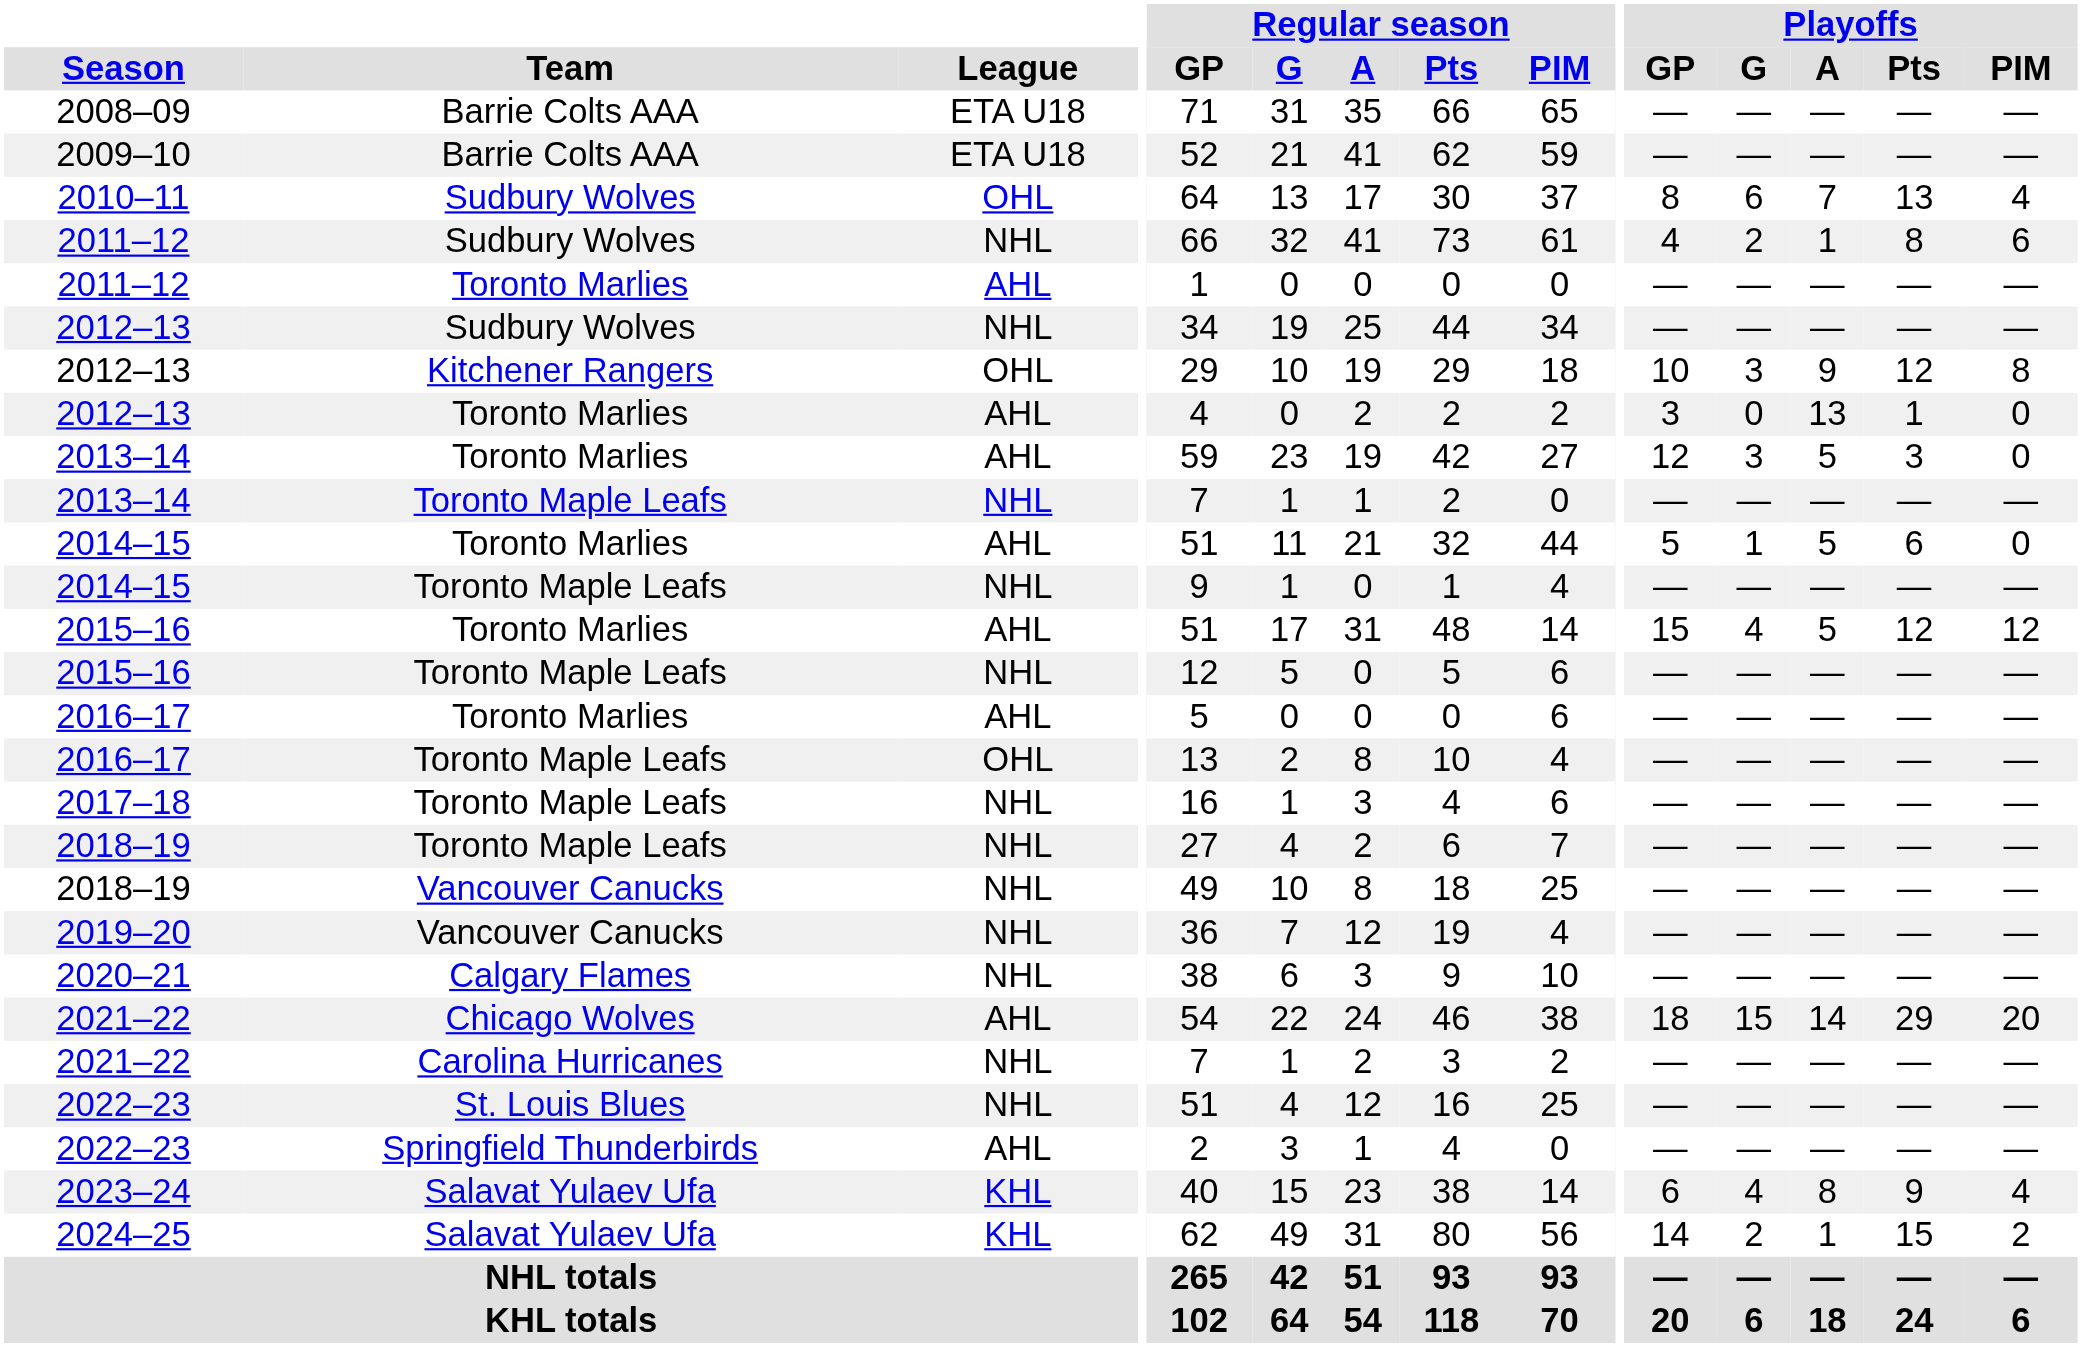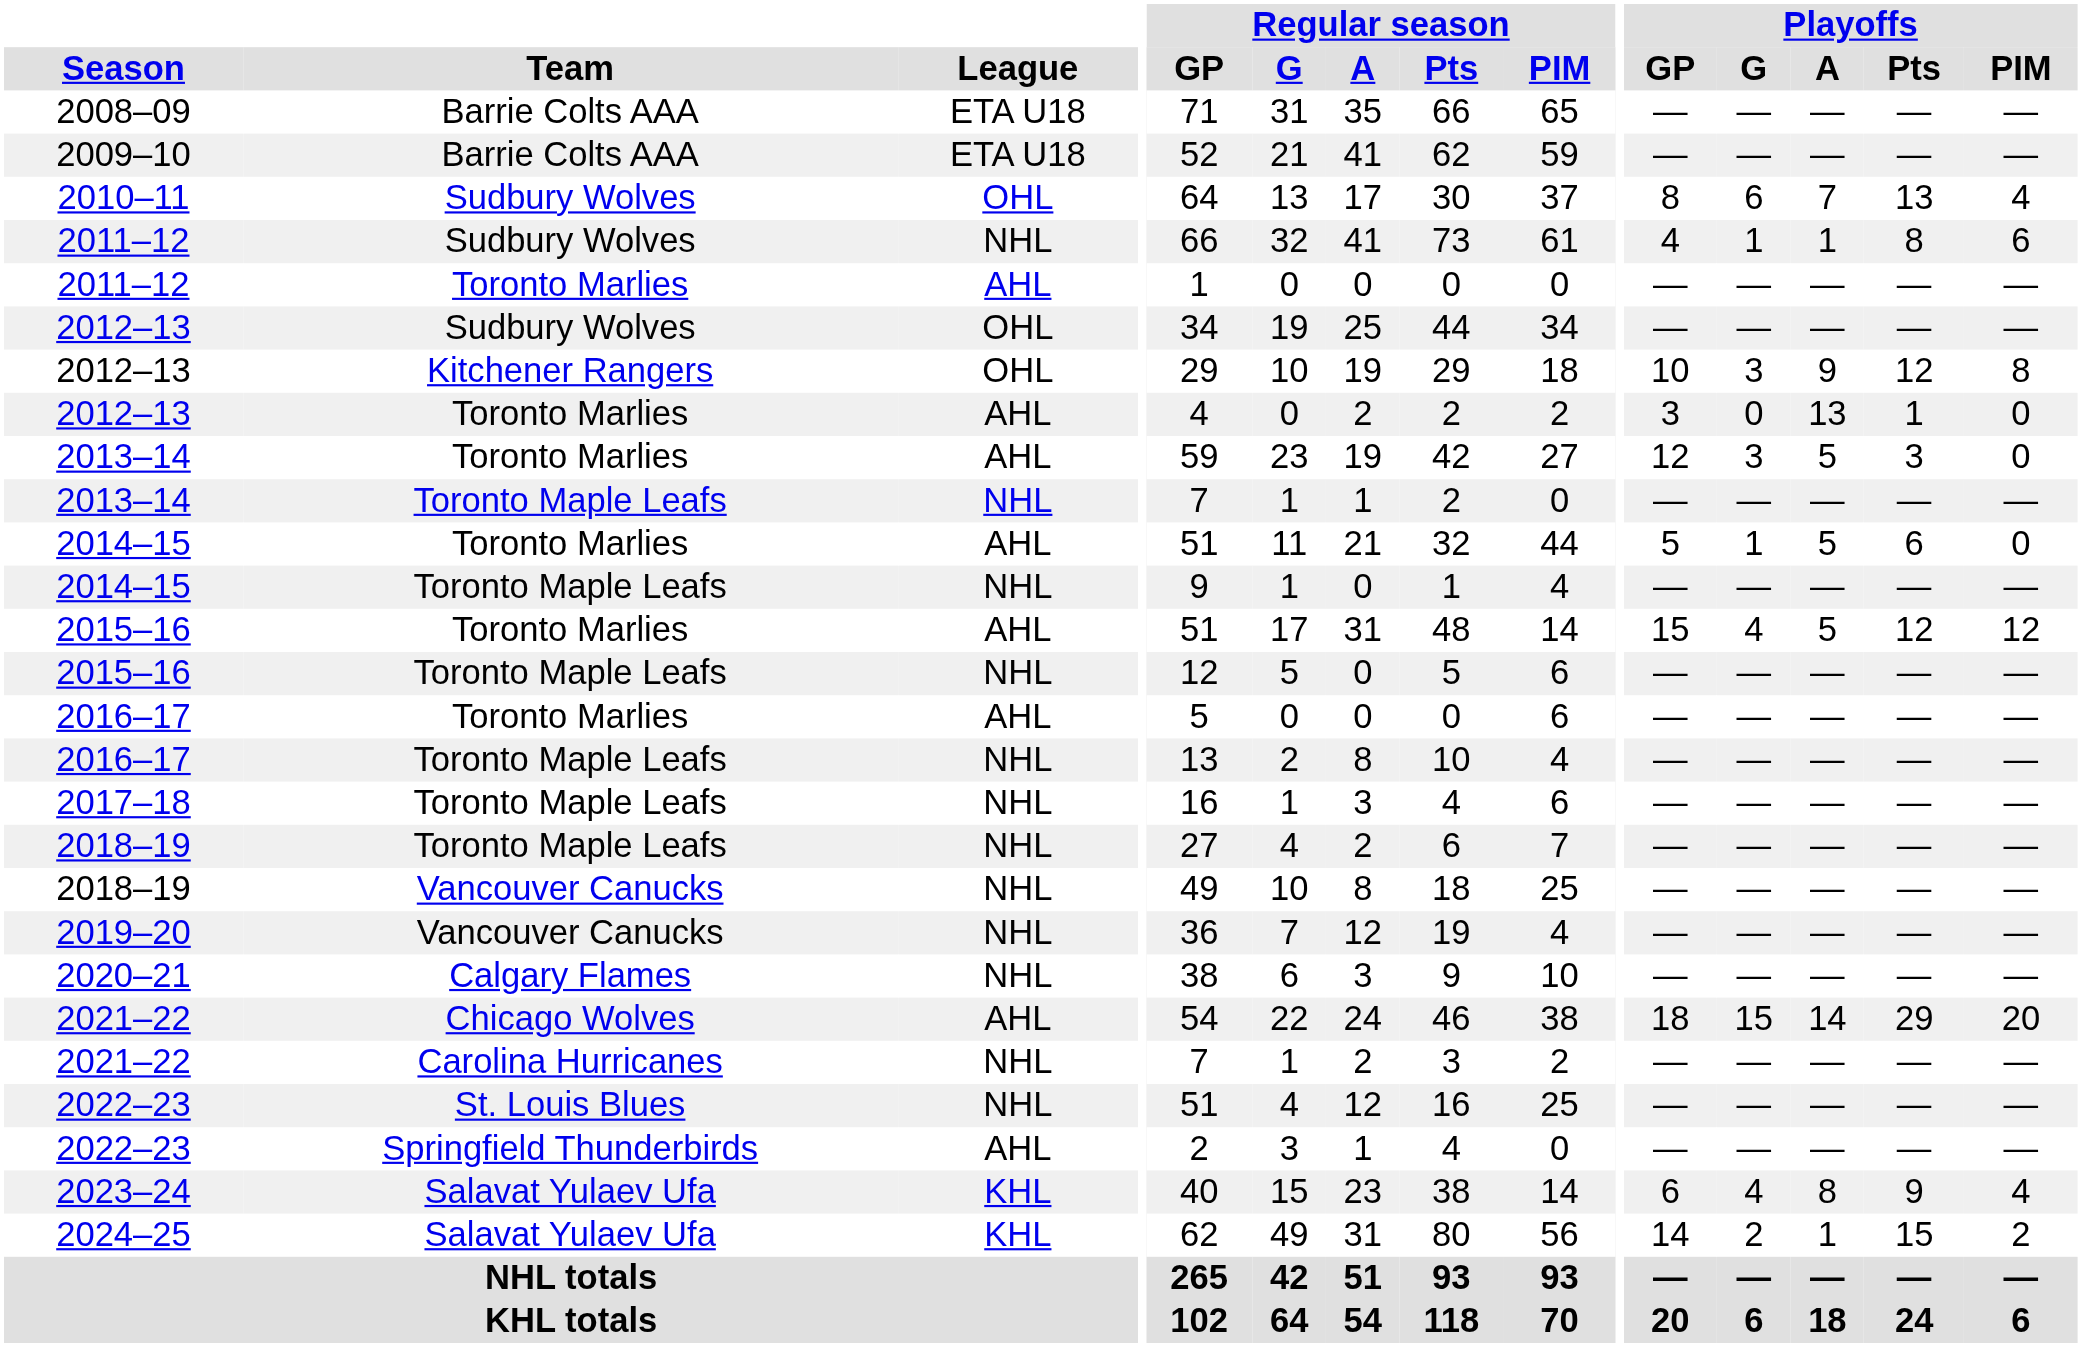(1754, 241) 2 -> (1754, 241) 1
(1018, 327) NHL -> (1018, 327) OHL
(1018, 759) OHL -> (1018, 759) NHL
